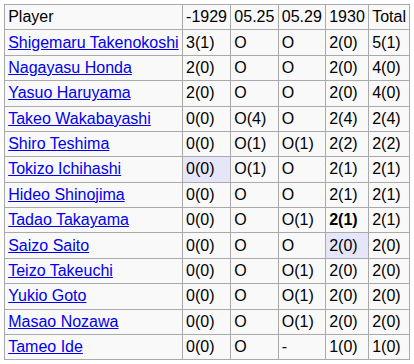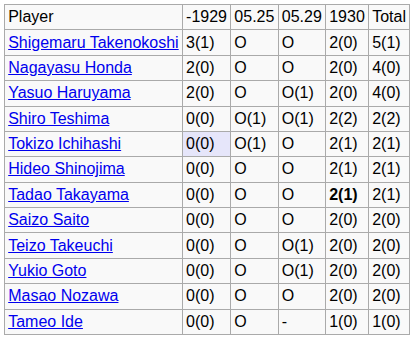(288, 93) O -> (298, 93) O(1)
- row: (79, 118)
(298, 220) O(1) -> (288, 194) O
(343, 245) lavender background -> (343, 220) no background
(298, 321) O(1) -> (288, 296) O
